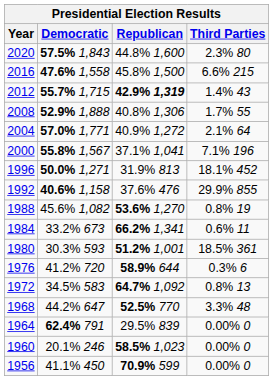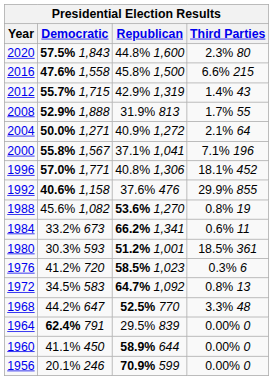(150, 92) bold -> (150, 92) normal
(150, 111) 40.8% 1,306 -> (150, 111) 31.9% 813
(75, 131) 57.0% 1,771 -> (75, 131) 50.0% 1,271
(75, 170) 50.0% 1,271 -> (75, 170) 57.0% 1,771
(150, 170) 31.9% 813 -> (150, 170) 40.8% 1,306
(150, 268) 58.9% 644 -> (150, 268) 58.5% 1,023
(75, 346) 20.1% 246 -> (75, 346) 41.1% 450
(150, 346) 58.5% 1,023 -> (150, 346) 58.9% 644
(75, 365) 41.1% 450 -> (75, 365) 20.1% 246
